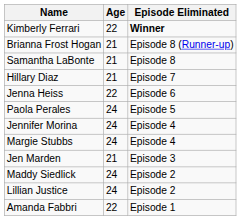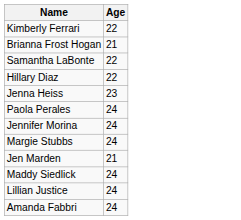- column: (182, 12)
(112, 61) 21 -> (112, 61) 22
(112, 77) 21 -> (112, 77) 22
(112, 93) 22 -> (112, 93) 23
(112, 207) 22 -> (112, 207) 24
